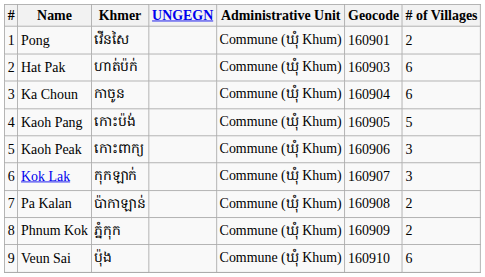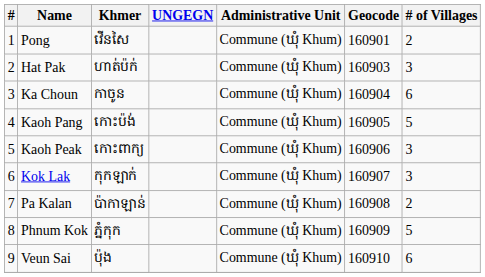(409, 67) 6 -> (409, 67) 3
(409, 231) 2 -> (409, 231) 5
